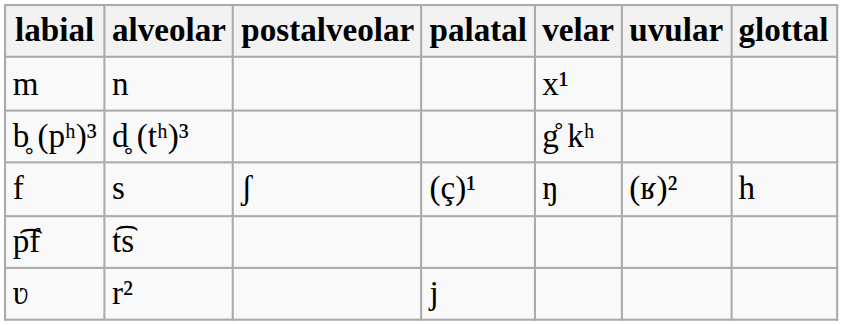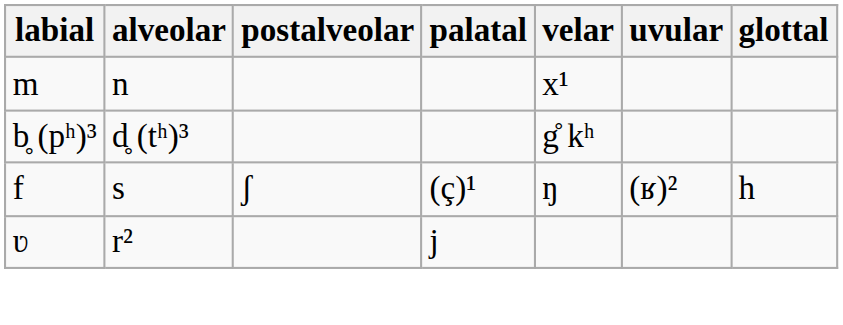- row: (26, 240)
